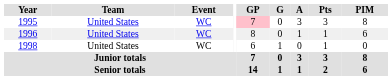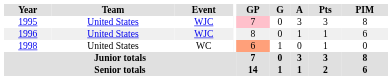(204, 22) WC -> (204, 22) WJC
(204, 34) WC -> (204, 34) WJC
(253, 46) no background -> (253, 46) lightsalmon background
